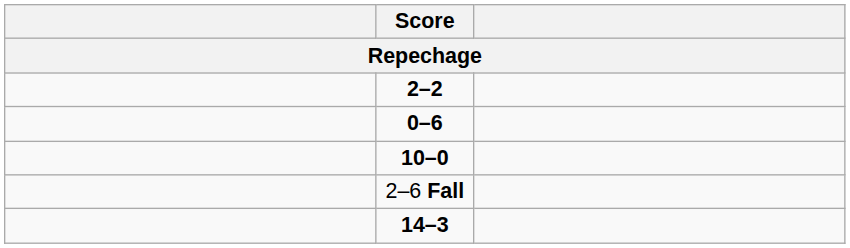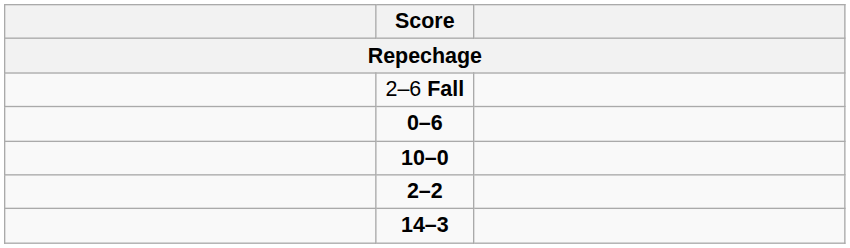rows swapped: (425, 89) <-> (425, 191)
